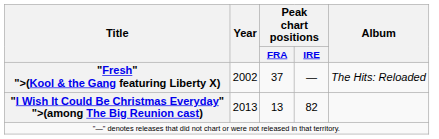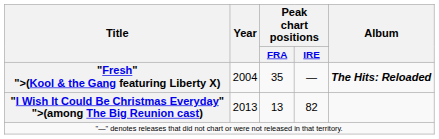(245, 77) 2002 -> (245, 77) 2004
(277, 77) 37 -> (277, 77) 35
(379, 77) normal -> (381, 77) bold
